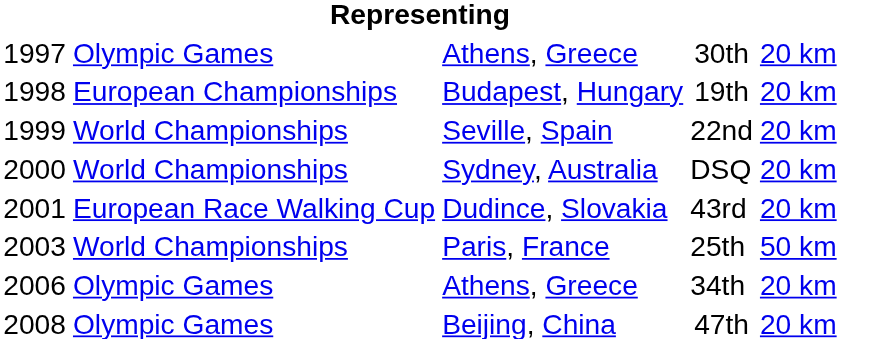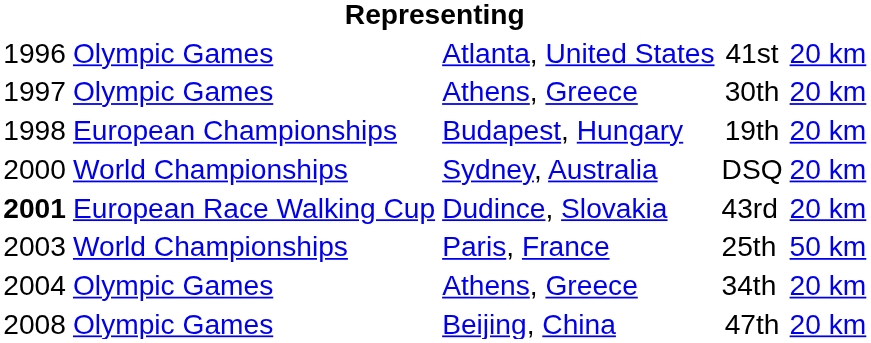+ row: (752, 53)
- row: (722, 130)
(35, 208) normal -> (35, 208) bold
(35, 285) 2006 -> (35, 285) 2004
